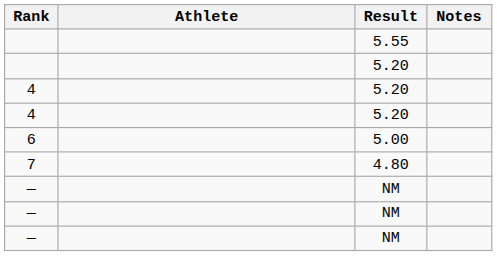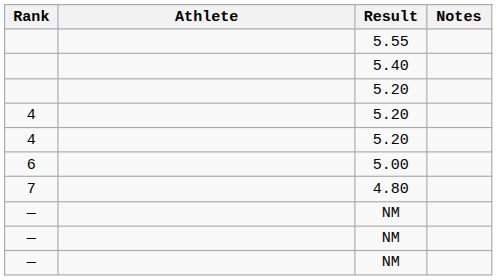+ row: (31, 66)
